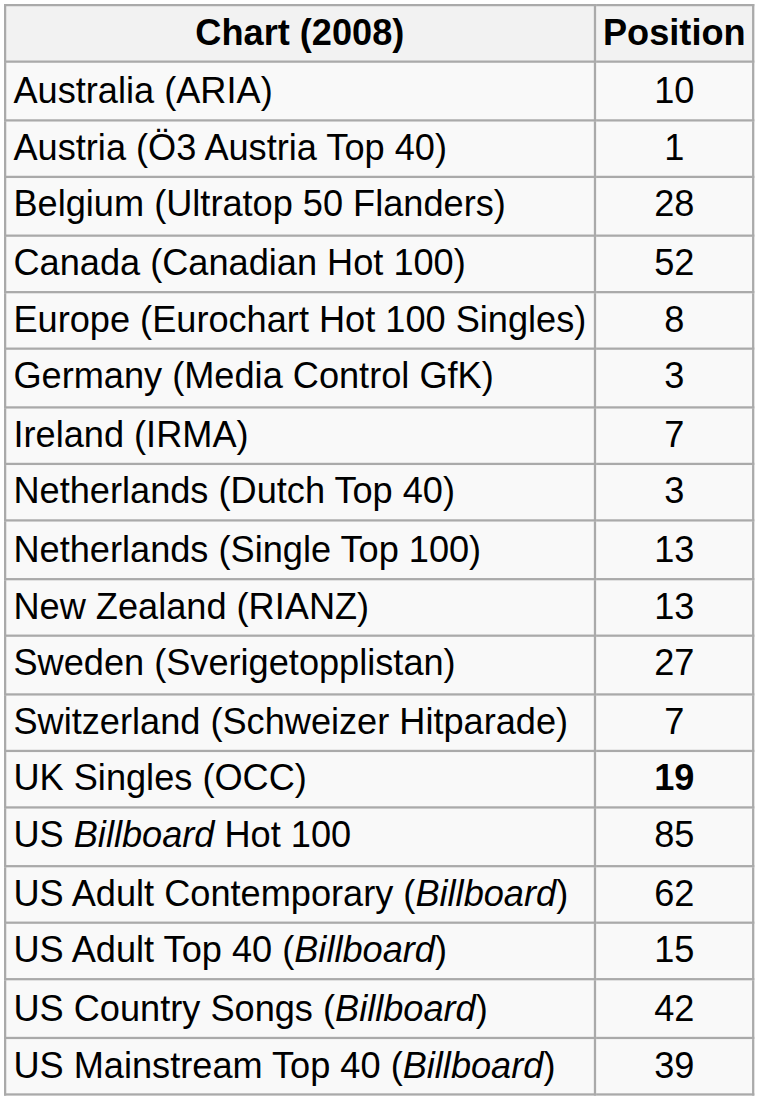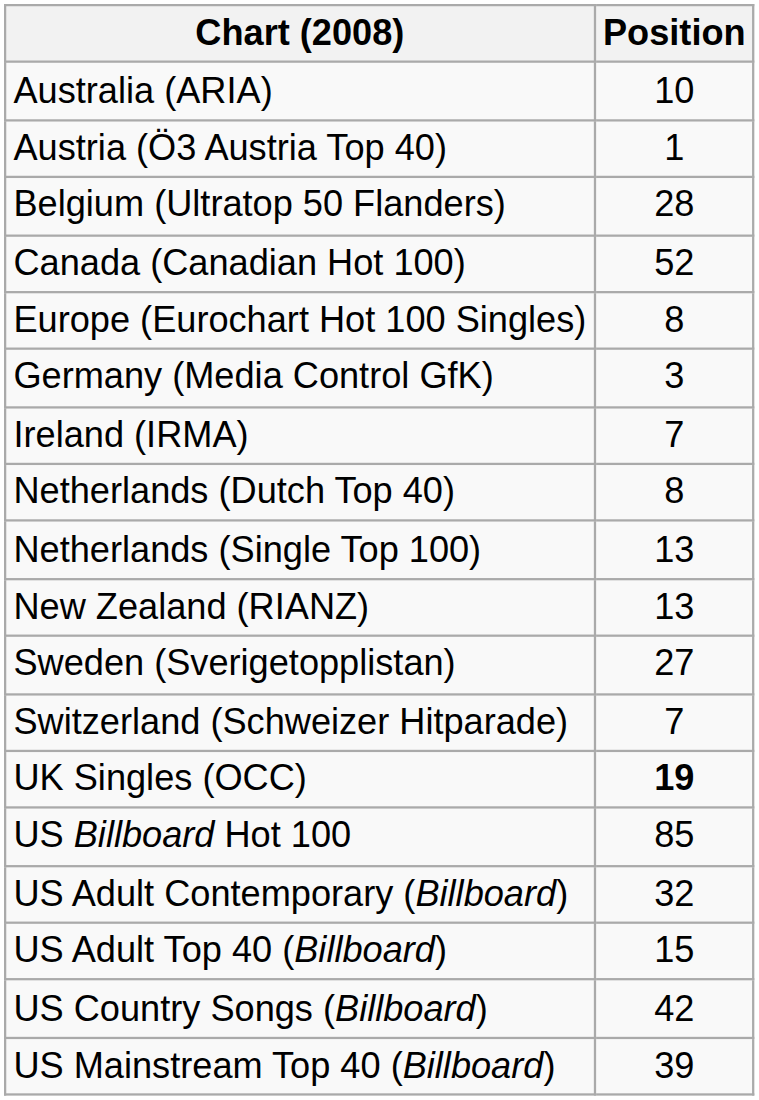(674, 491) 3 -> (674, 491) 8
(674, 893) 62 -> (674, 893) 32
